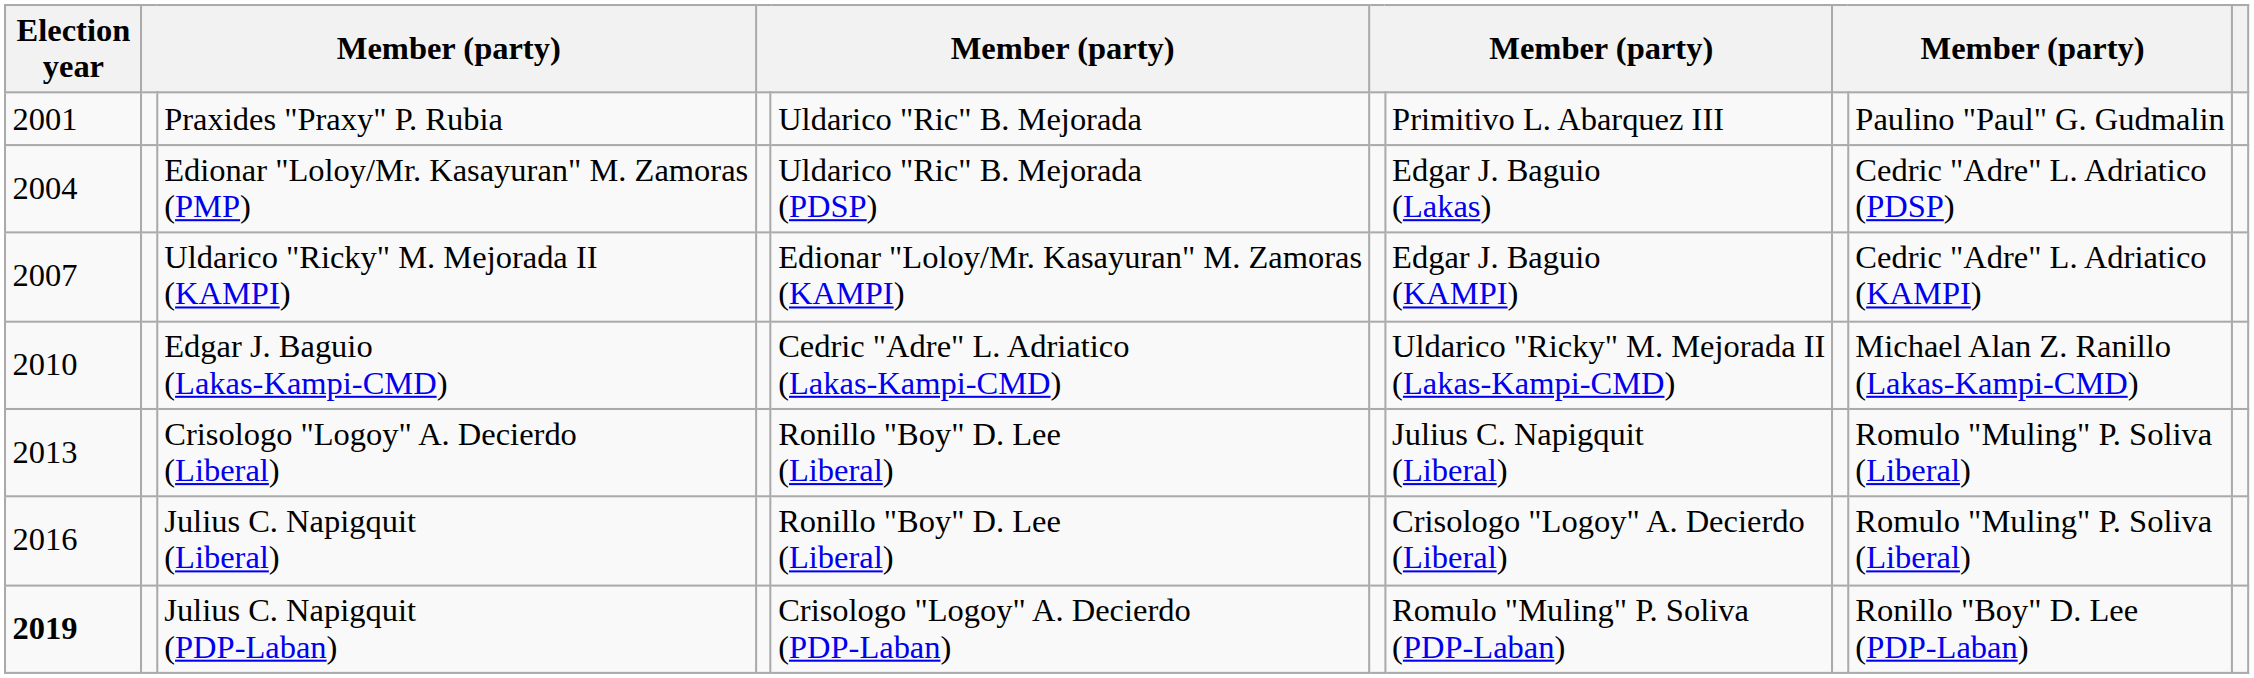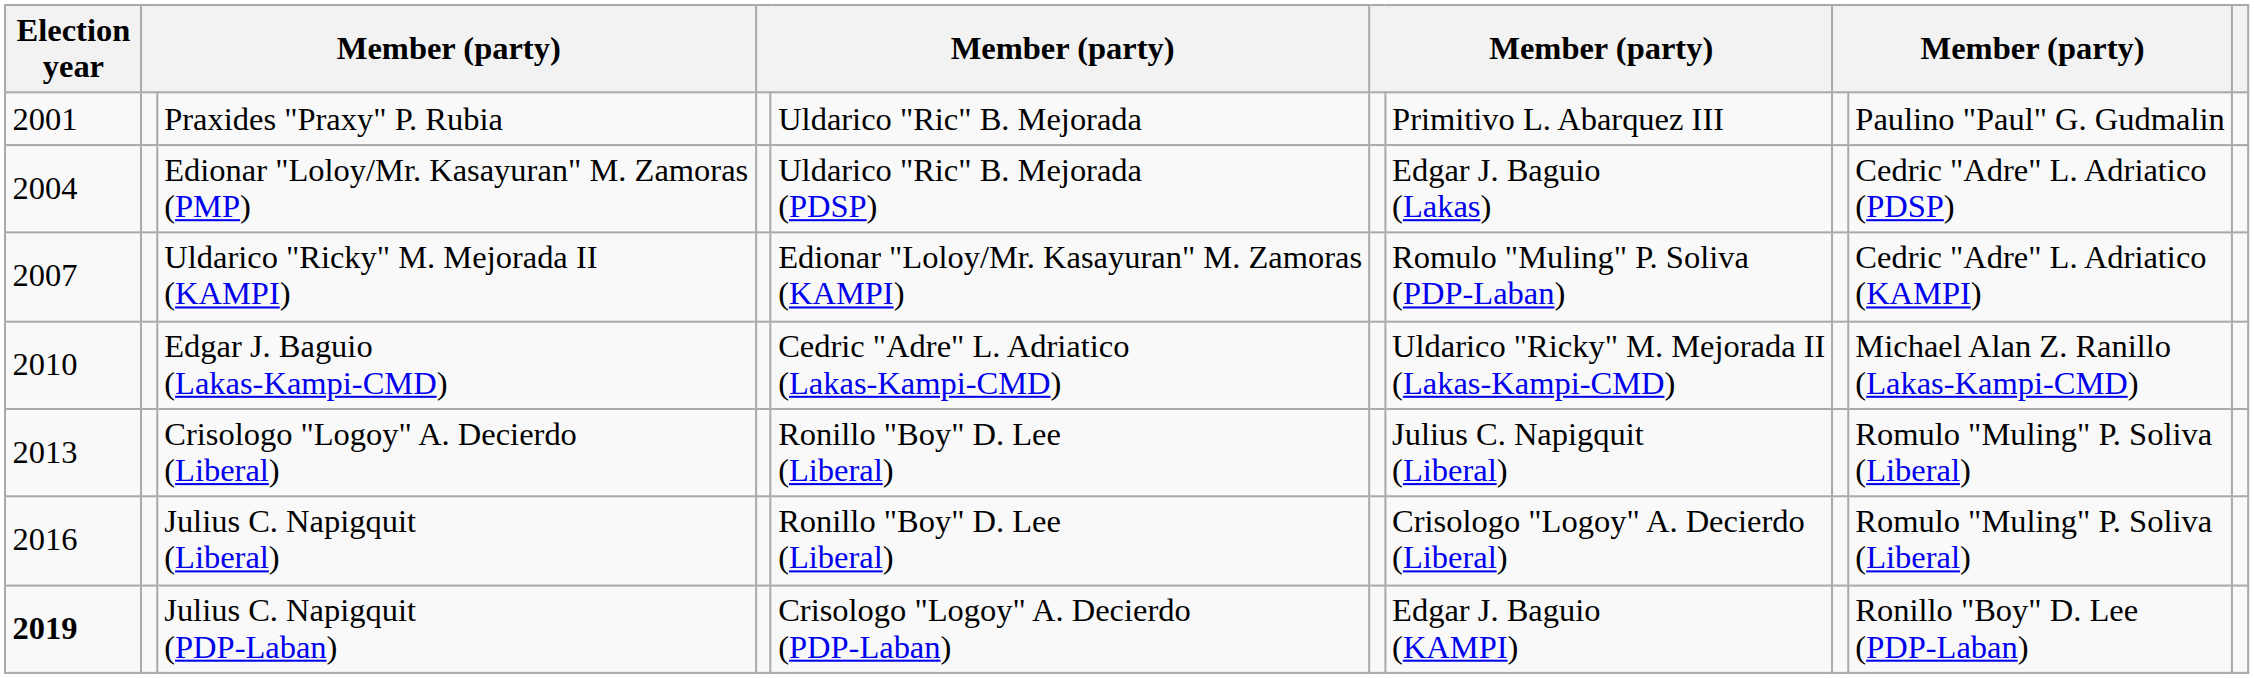(1496, 276) Edgar J. Baguio (KAMPI) -> (1570, 276) Romulo "Muling" P. Soliva (PDP-Laban)
(1570, 628) Romulo "Muling" P. Soliva (PDP-Laban) -> (1496, 628) Edgar J. Baguio (KAMPI)
